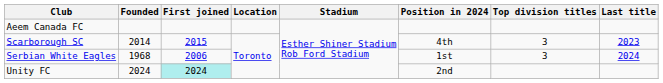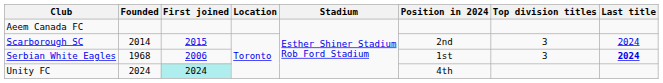(445, 41) 4th -> (445, 41) 2nd
(629, 41) 2023 -> (629, 41) 2024
(629, 56) normal -> (629, 56) bold
(445, 71) 2nd -> (445, 71) 4th
